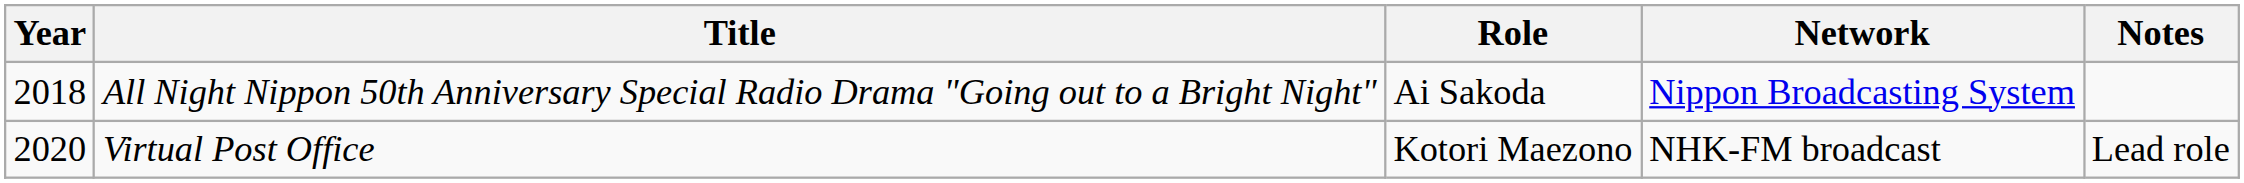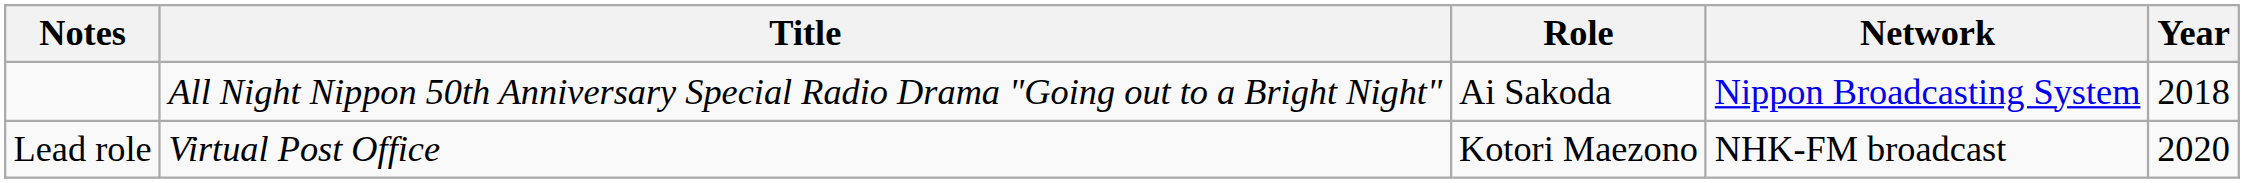columns swapped: (50, 33) <-> (2161, 33)
